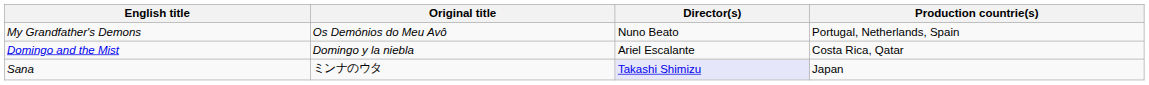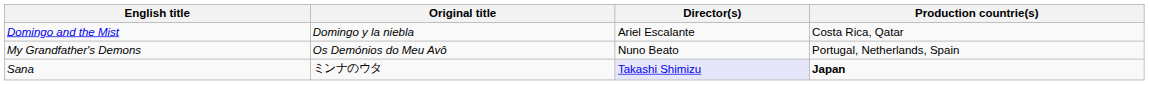rows swapped: (63, 50) <-> (74, 31)
(828, 69) normal -> (829, 69) bold
